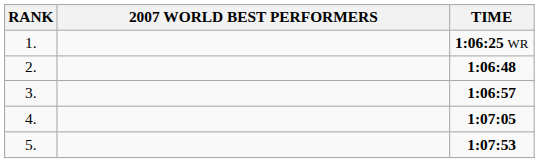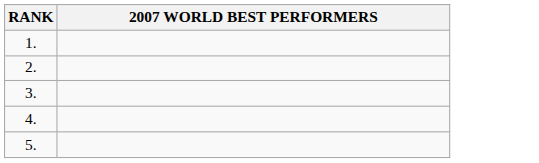- column: (492, 17)
